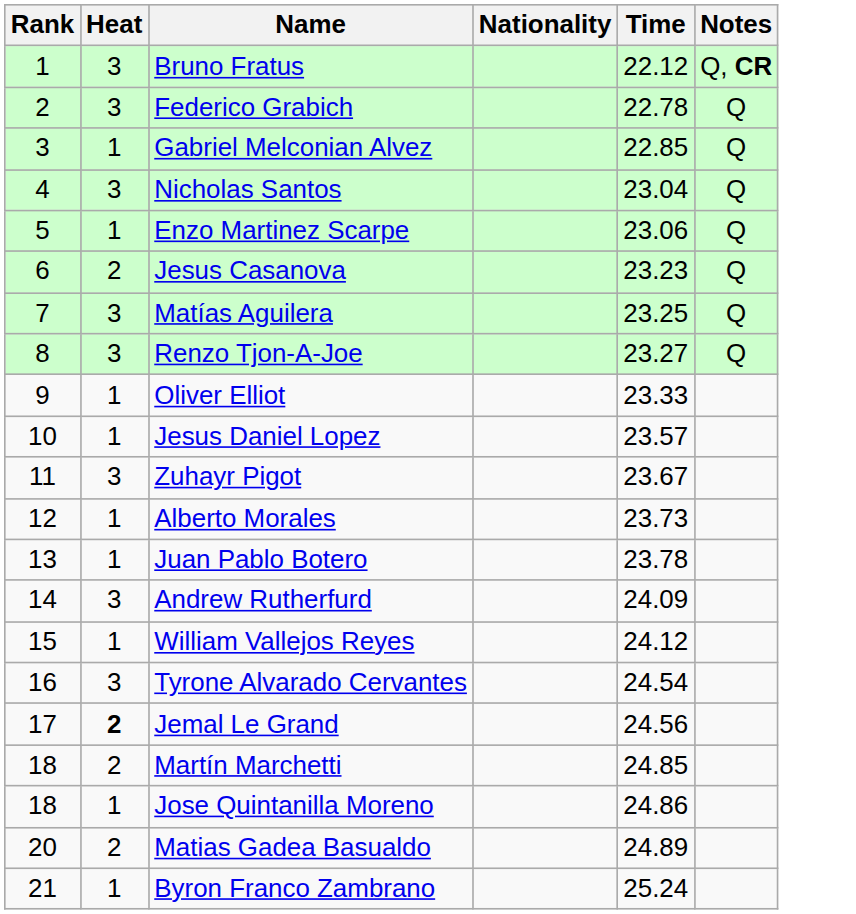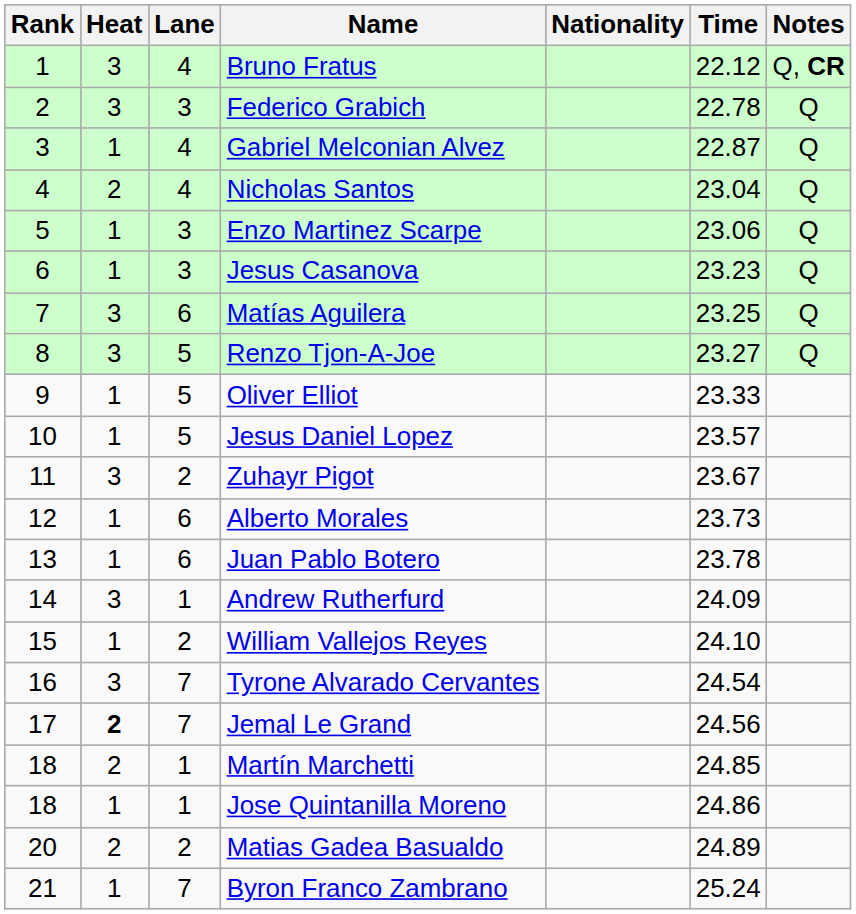+ column: (185, 25)
(656, 148) 22.85 -> (728, 148) 22.87
(114, 189) 3 -> (114, 189) 2
(114, 271) 2 -> (114, 271) 1
(656, 641) 24.12 -> (728, 641) 24.10
